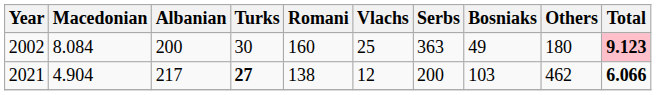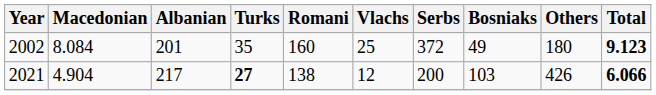(169, 47) 200 -> (169, 47) 201
(244, 47) 30 -> (244, 47) 35
(431, 47) 363 -> (431, 47) 372
(626, 47) pink background -> (626, 47) no background
(559, 75) 462 -> (559, 75) 426
